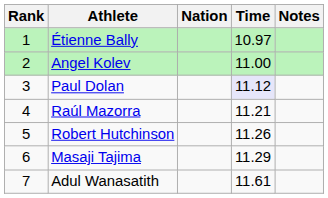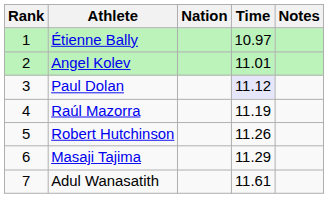(253, 63) 11.00 -> (253, 63) 11.01
(253, 110) 11.21 -> (253, 110) 11.19
